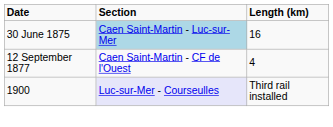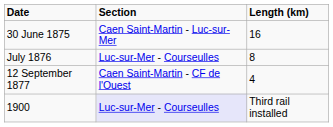(164, 35) lightblue background -> (164, 35) no background
+ row: (29, 57)
